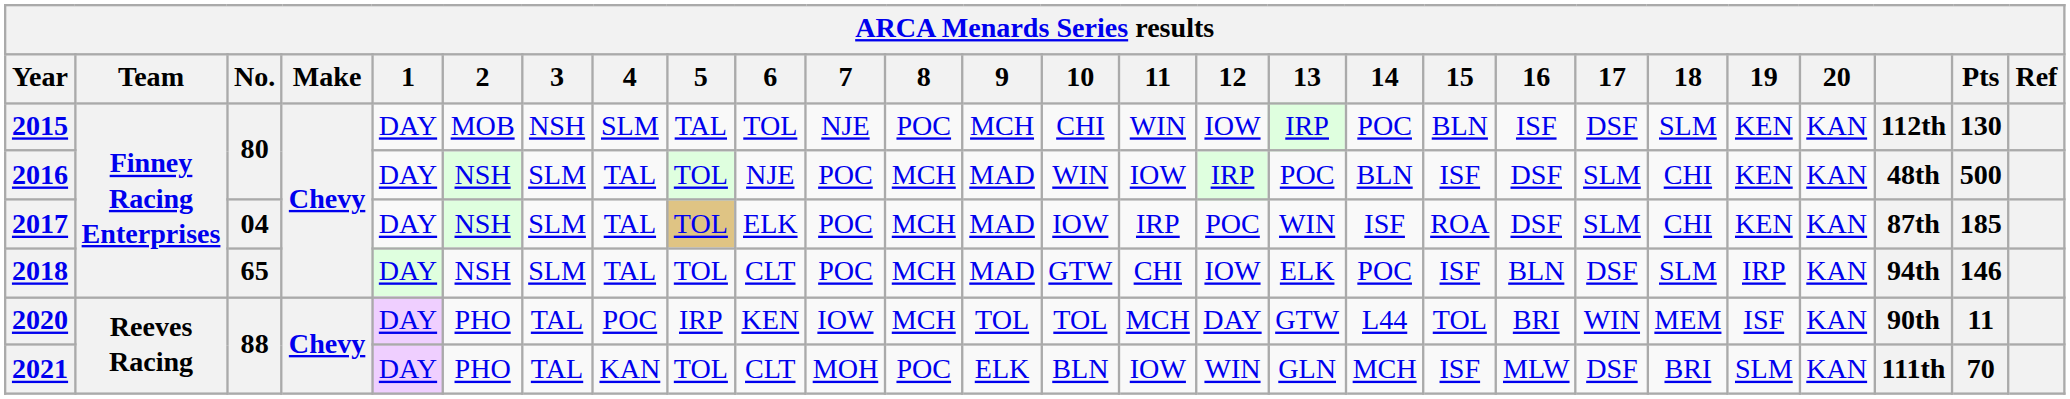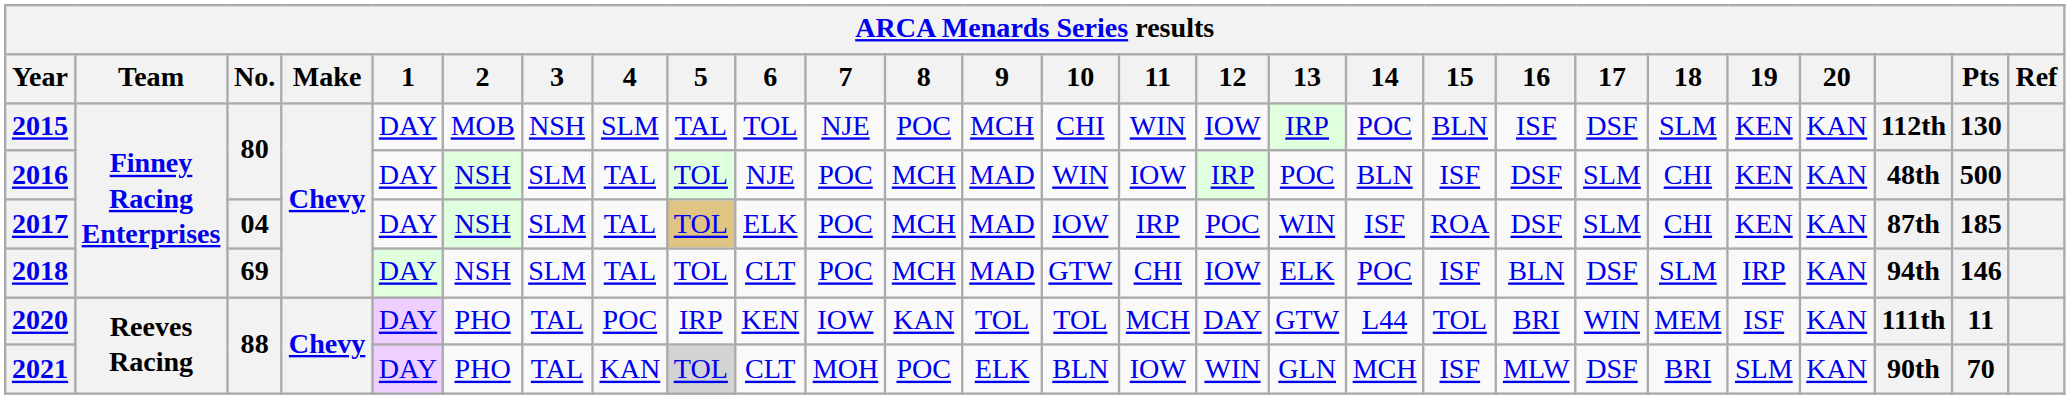(255, 271) 65 -> (255, 271) 69
(924, 320) MCH -> (924, 320) KAN
(1913, 320) 90th -> (1913, 320) 111th
(701, 369) no background -> (701, 369) lightgrey background
(1913, 369) 111th -> (1913, 369) 90th
